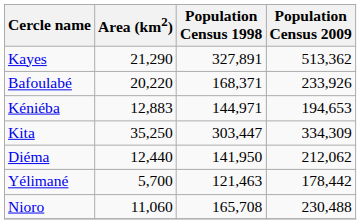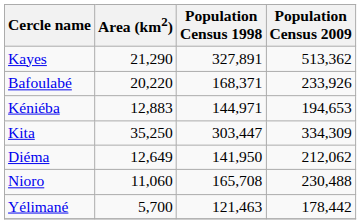(151, 157) 12,440 -> (151, 157) 12,649
rows swapped: (26, 206) <-> (38, 181)
